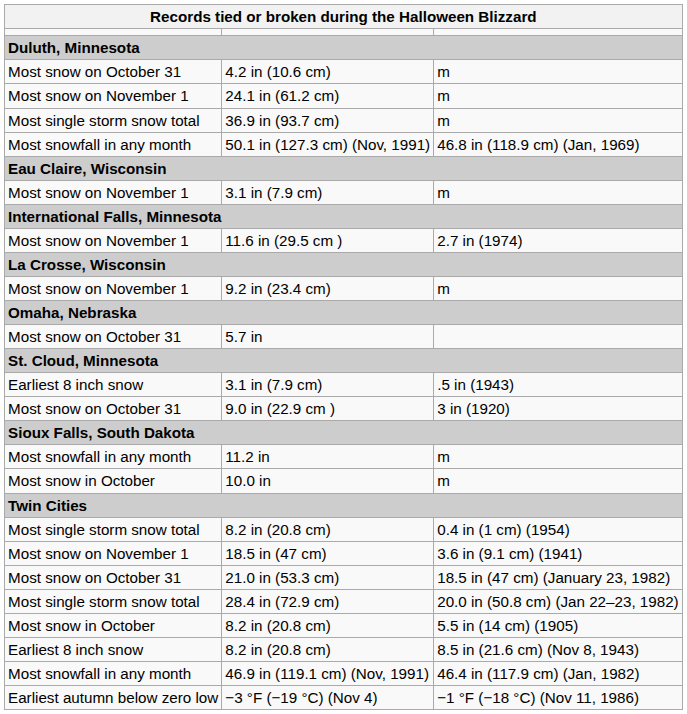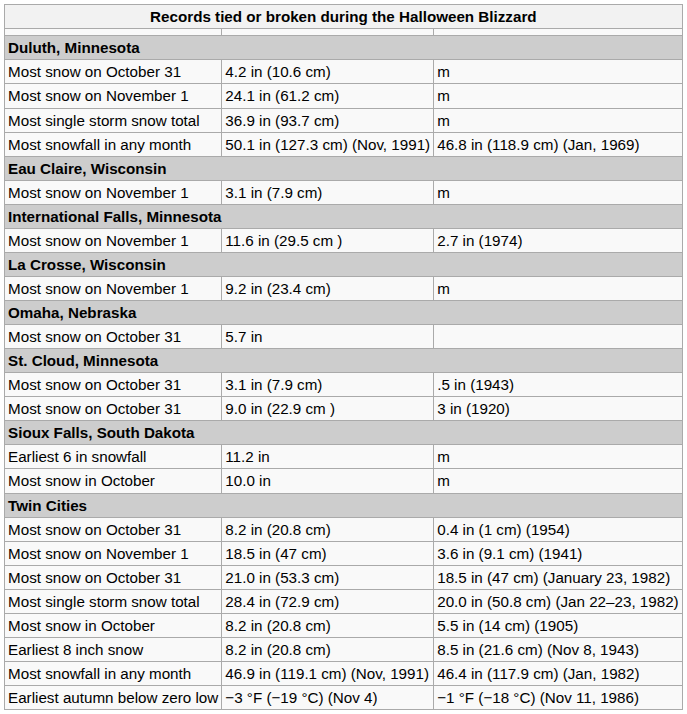(76, 385) Earliest 8 inch snow -> (95, 385) Most snow on October 31
(100, 457) Most snowfall in any month -> (77, 457) Earliest 6 in snowfall
(104, 529) Most single storm snow total -> (95, 529) Most snow on October 31
